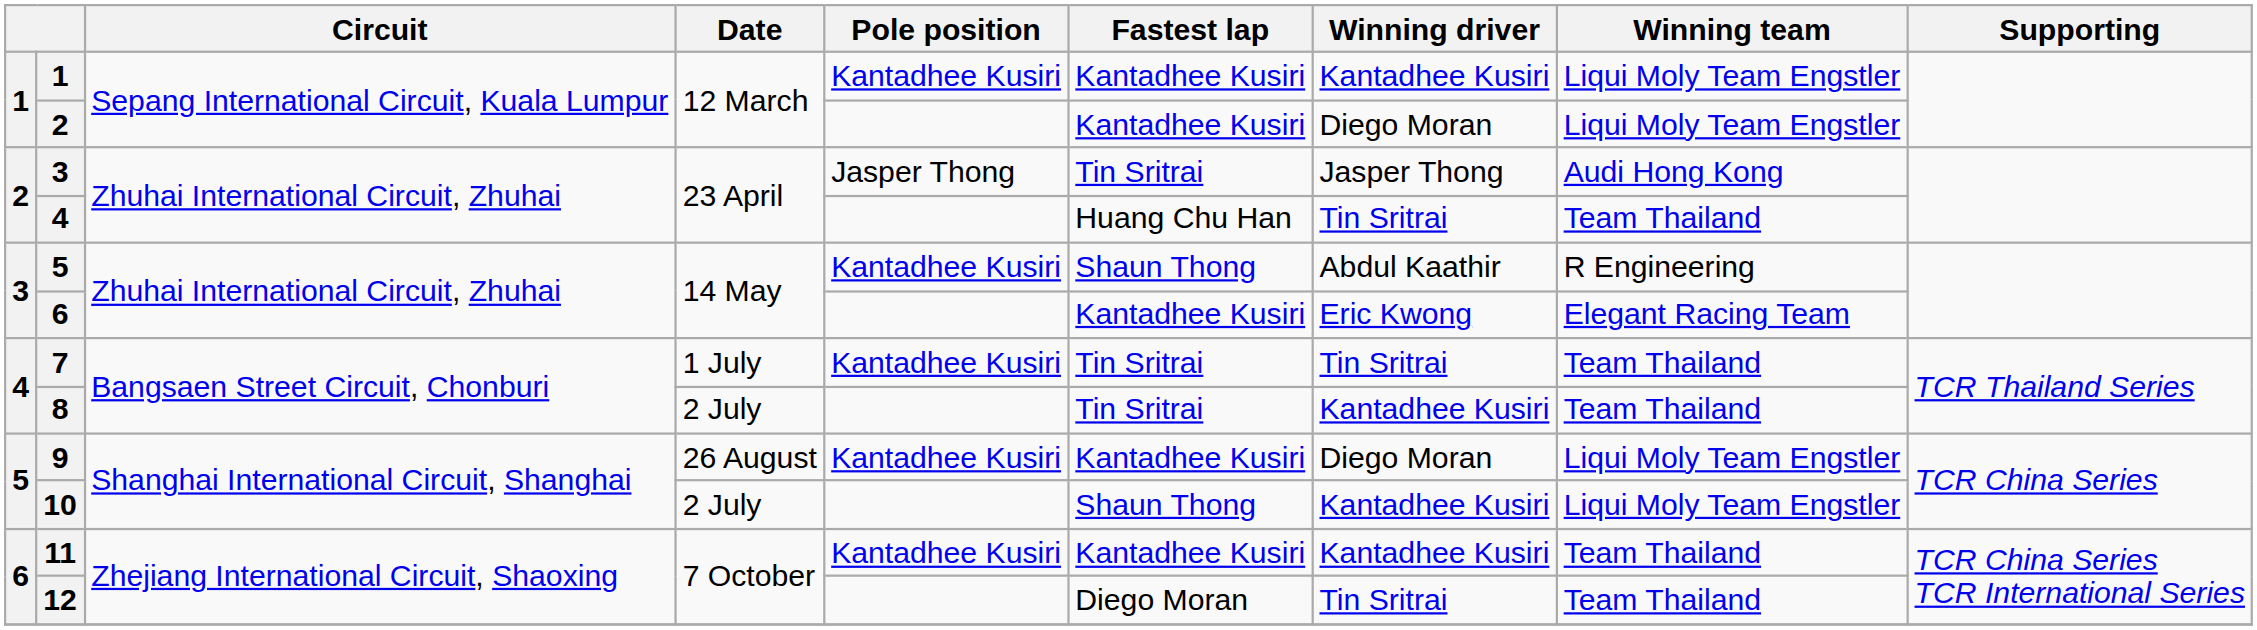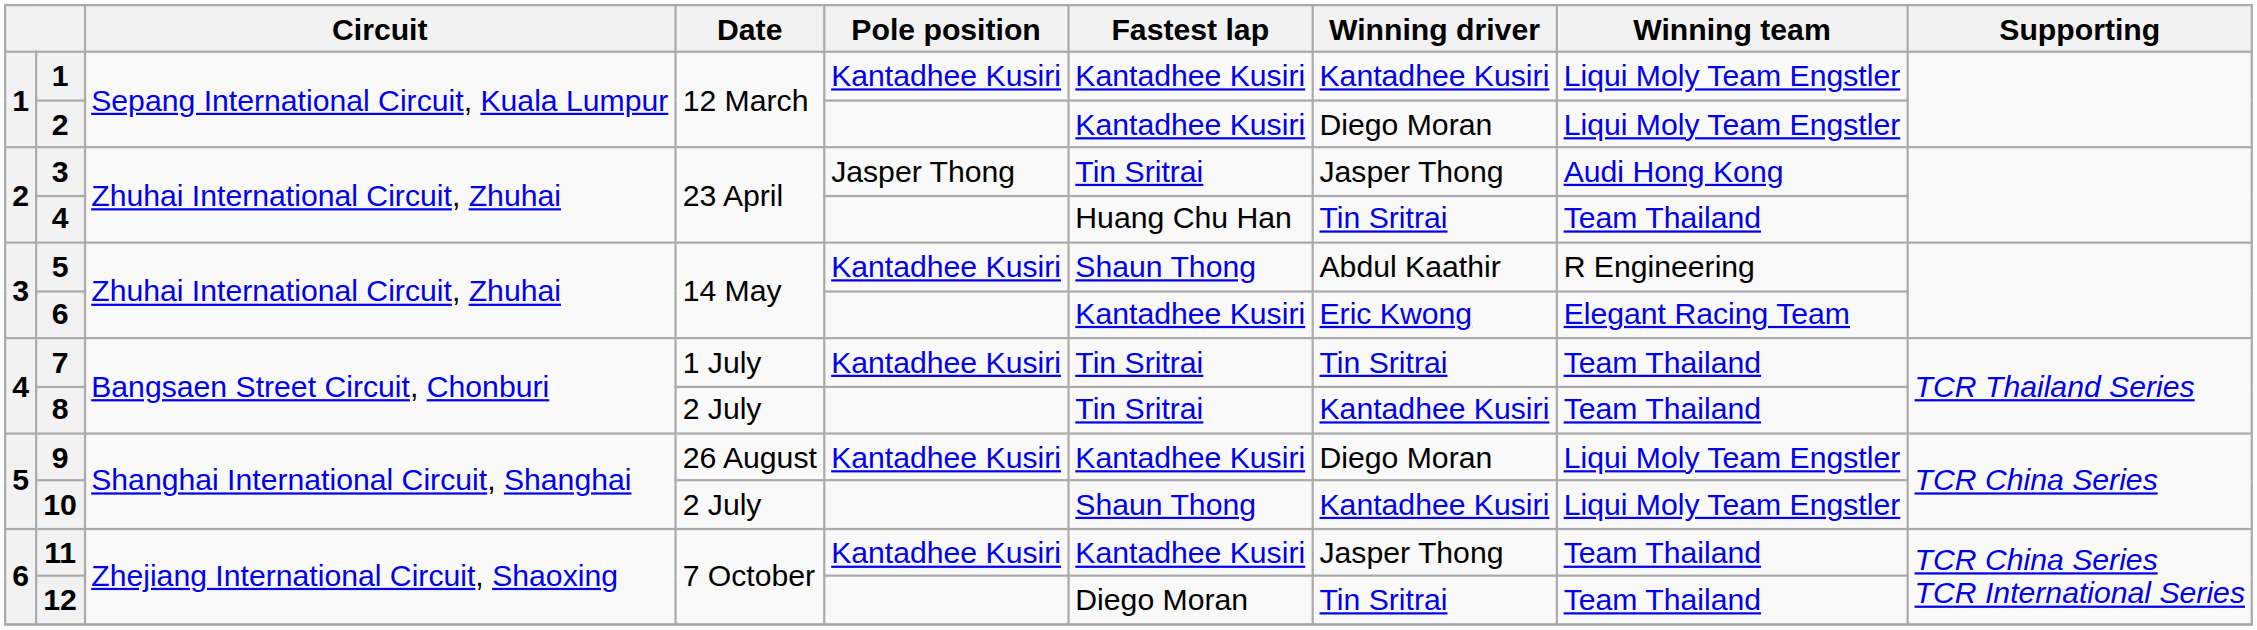(1434, 552) Kantadhee Kusiri -> (1411, 552) Jasper Thong
